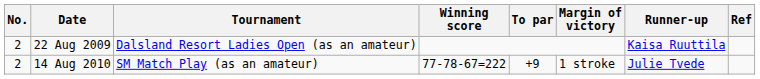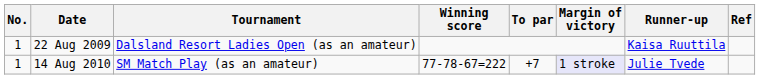(18, 46) 2 -> (18, 46) 1
(18, 65) 2 -> (18, 65) 1
(533, 65) +9 -> (533, 65) +7
(587, 65) no background -> (587, 65) lavender background
